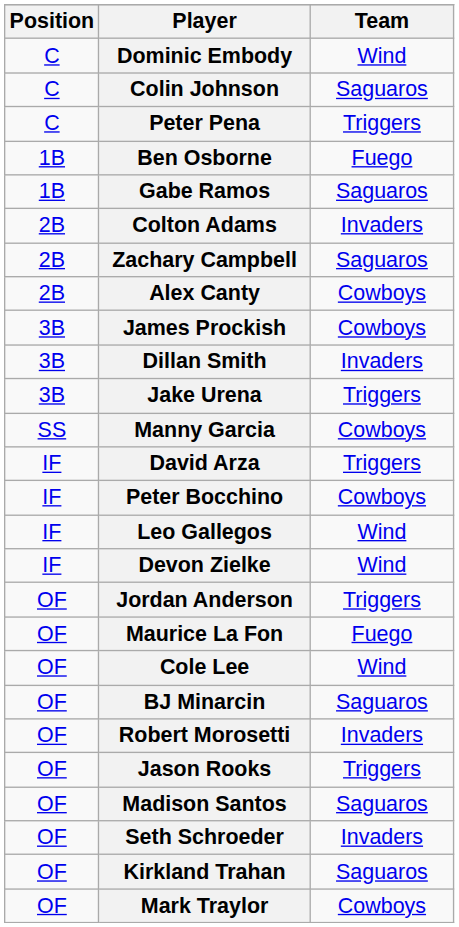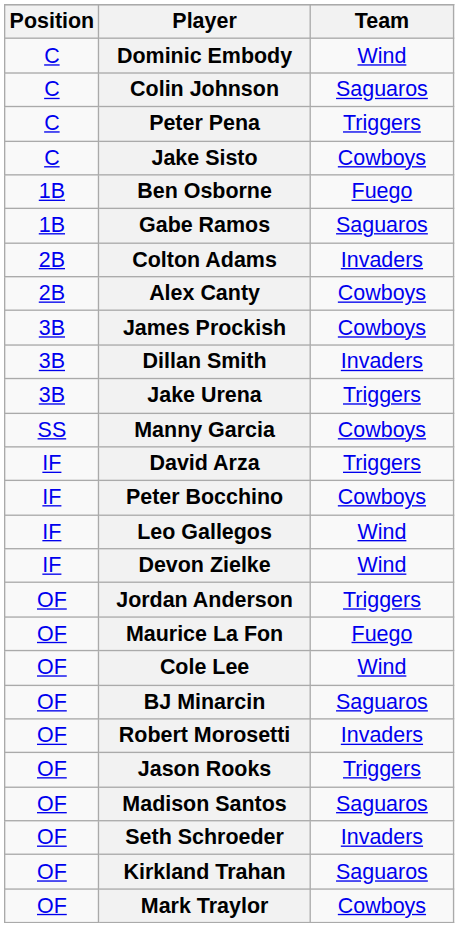+ row: (205, 157)
- row: (205, 259)
